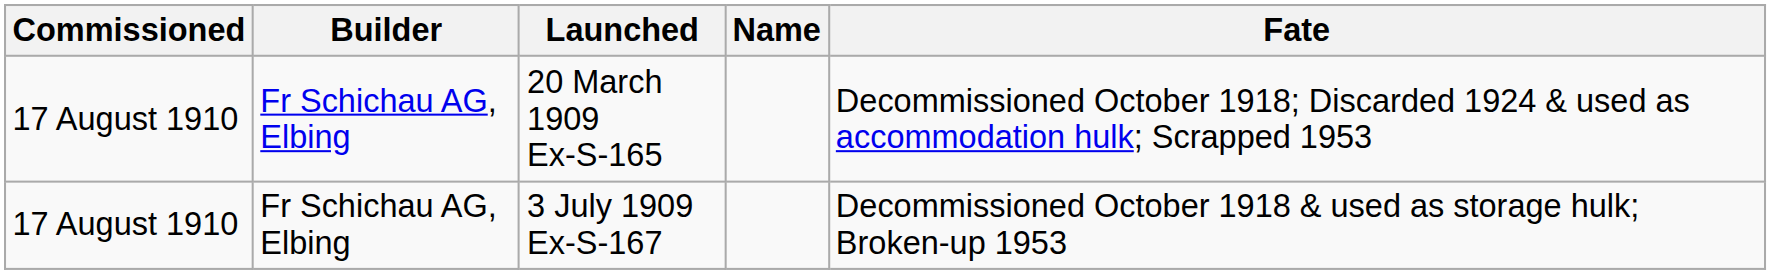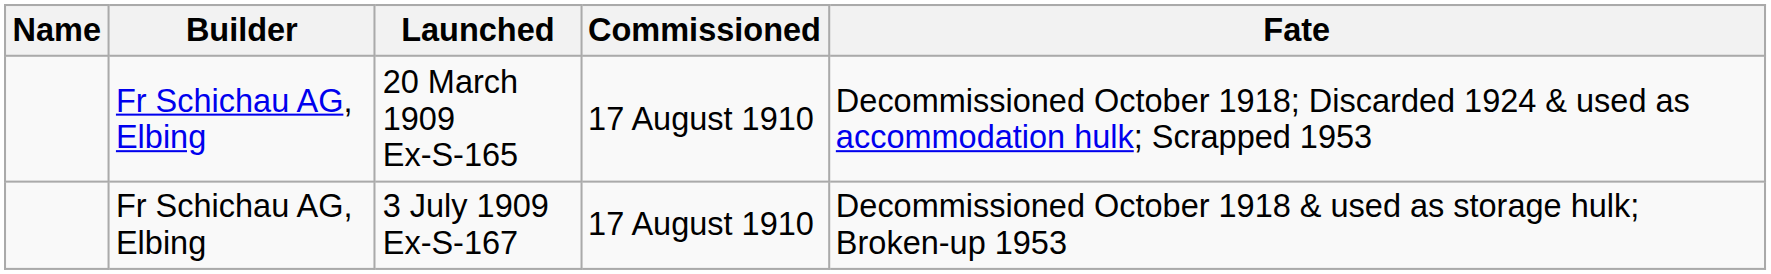columns swapped: (777, 30) <-> (129, 30)
